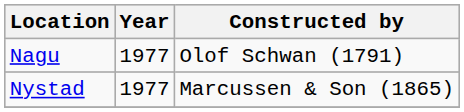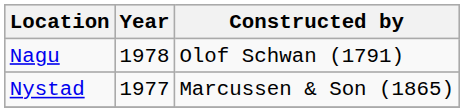(145, 56) 1977 -> (145, 56) 1978
